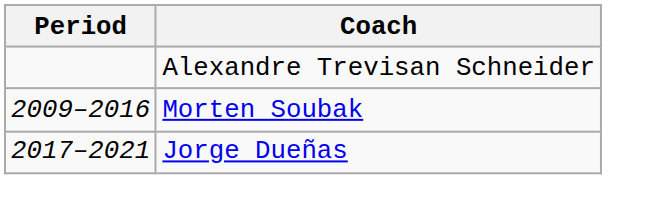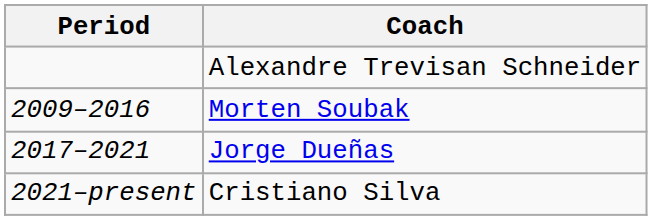+ row: (325, 194)
